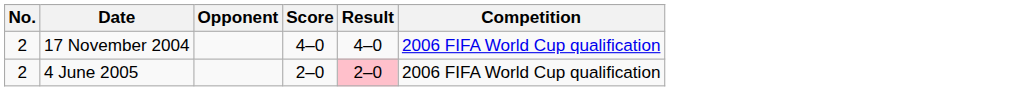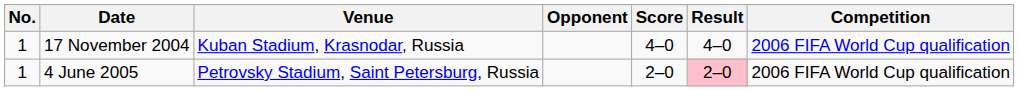+ column: (368, 18)
(22, 45) 2 -> (22, 45) 1
(22, 72) 2 -> (22, 72) 1
